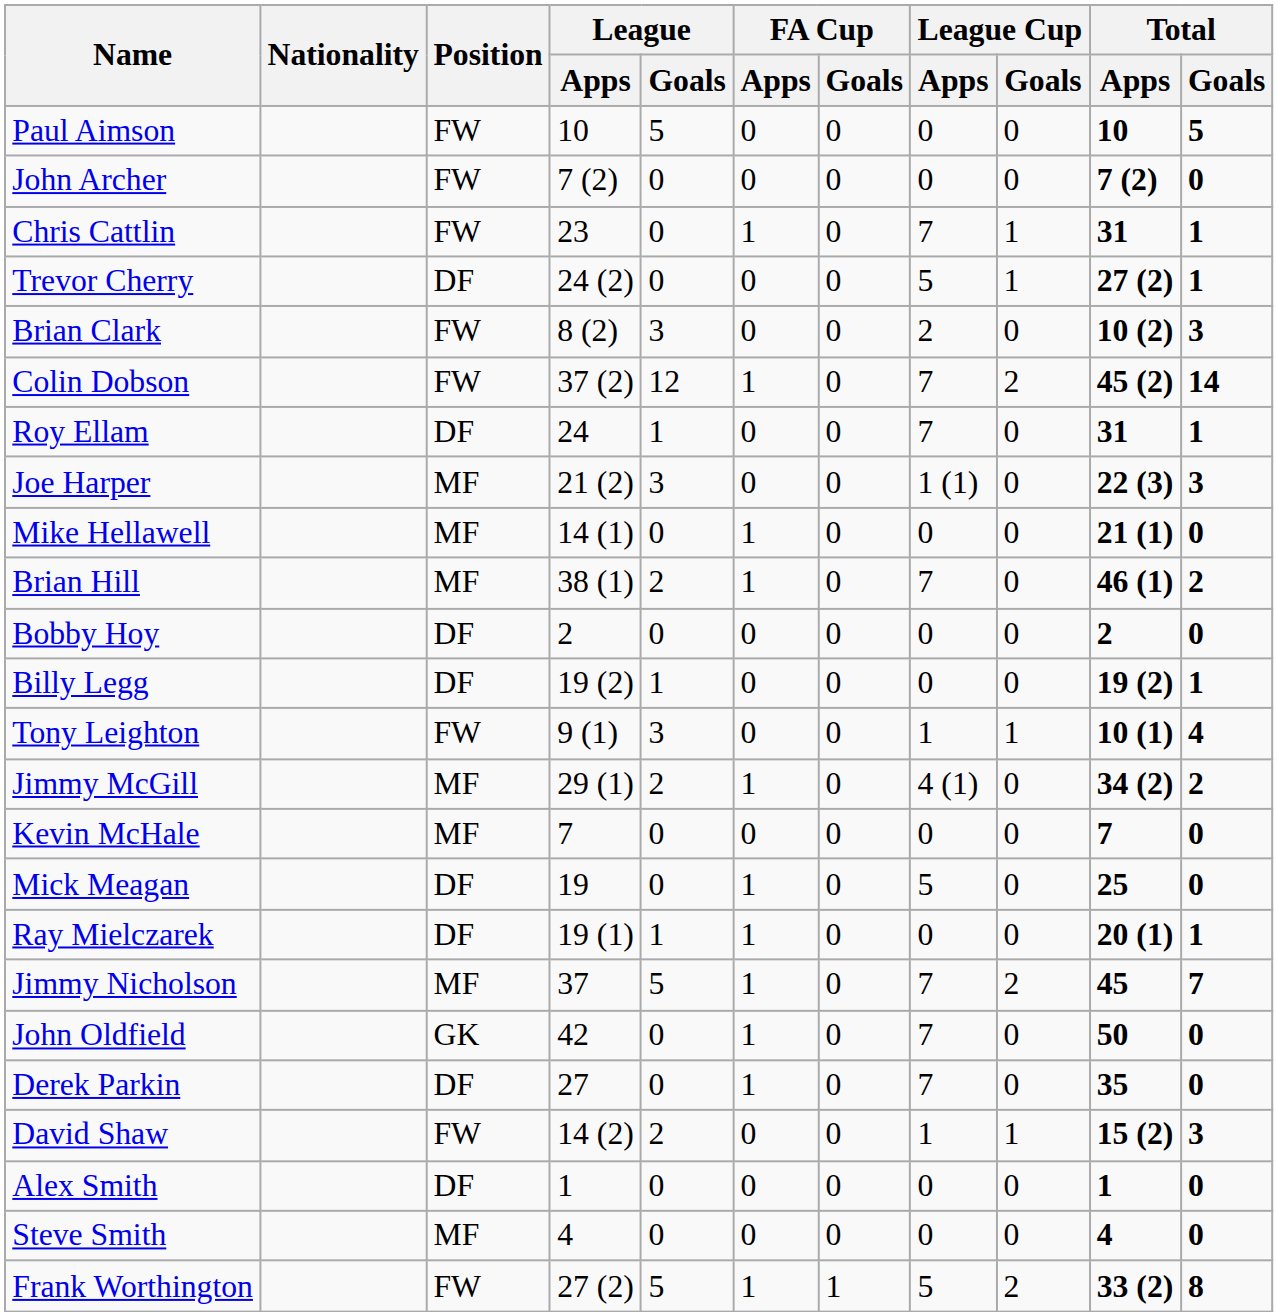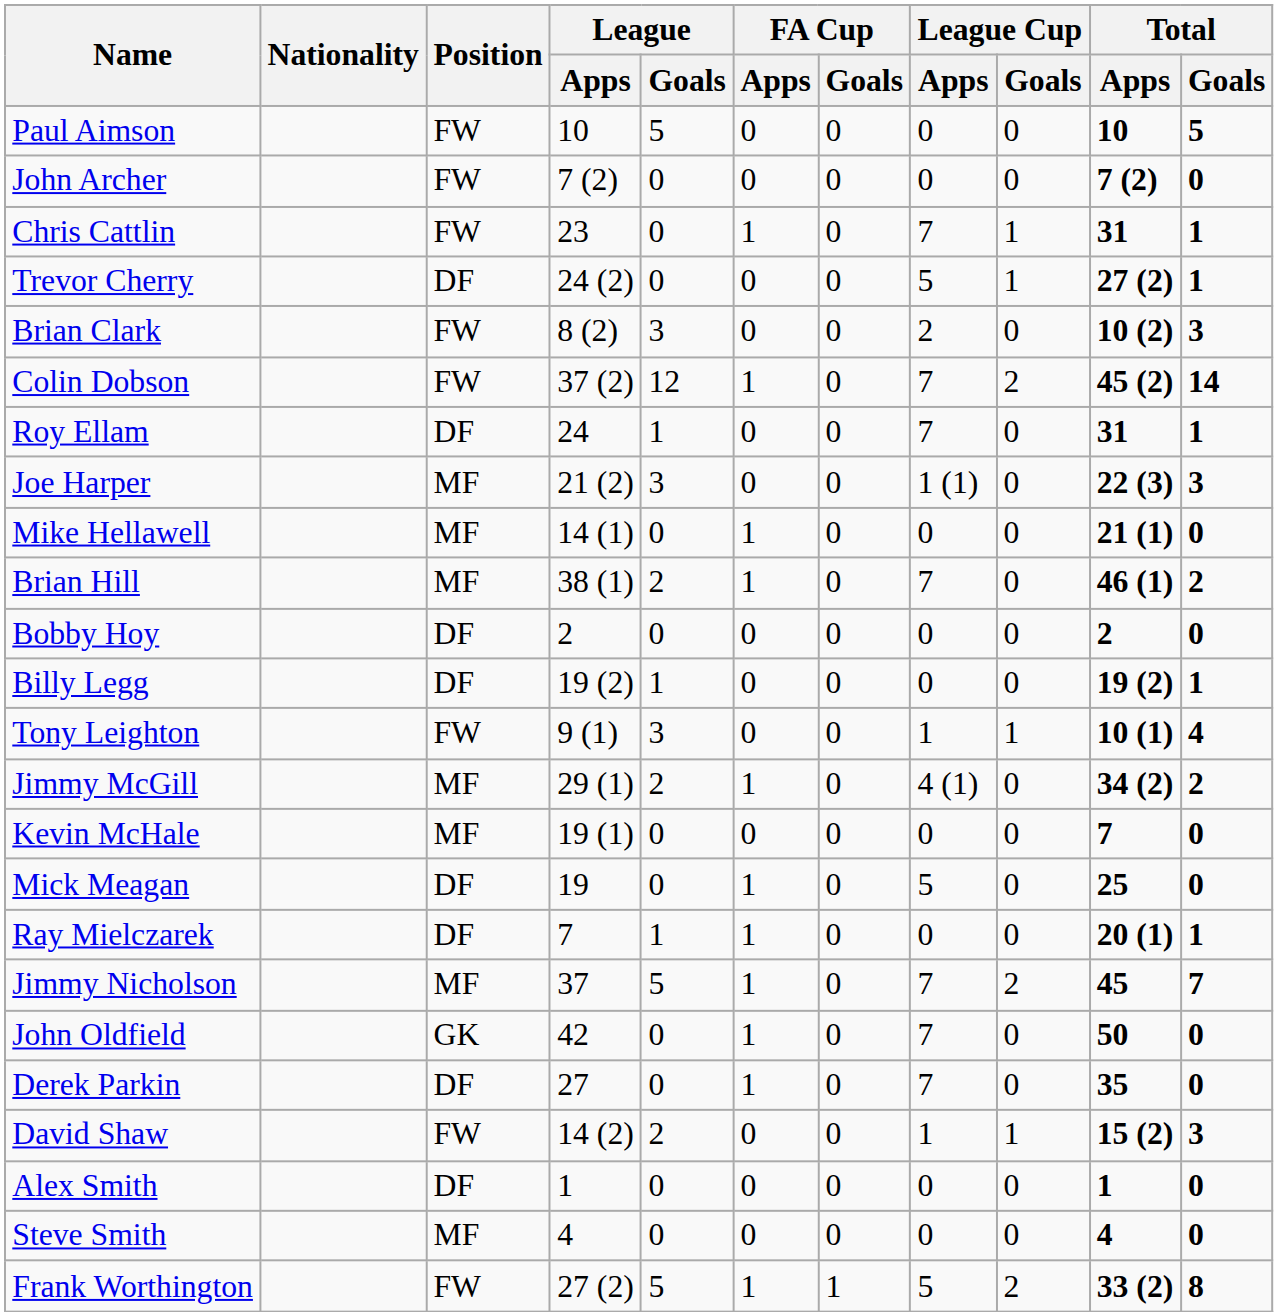(565, 833) 7 -> (596, 833) 19 (1)
(596, 933) 19 (1) -> (565, 933) 7
